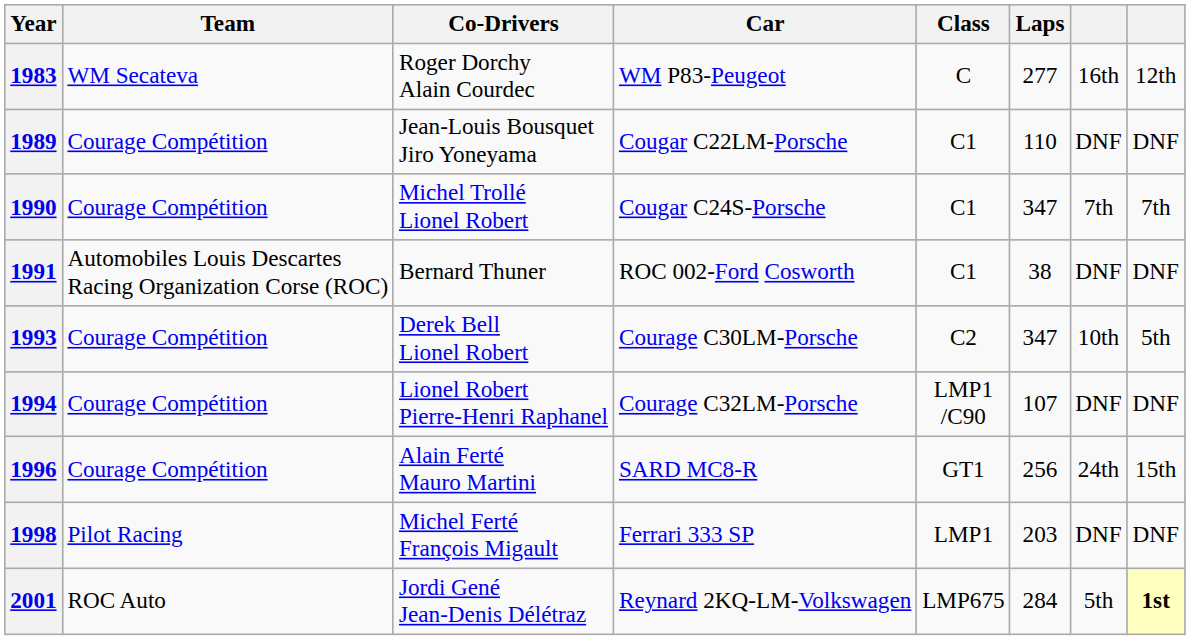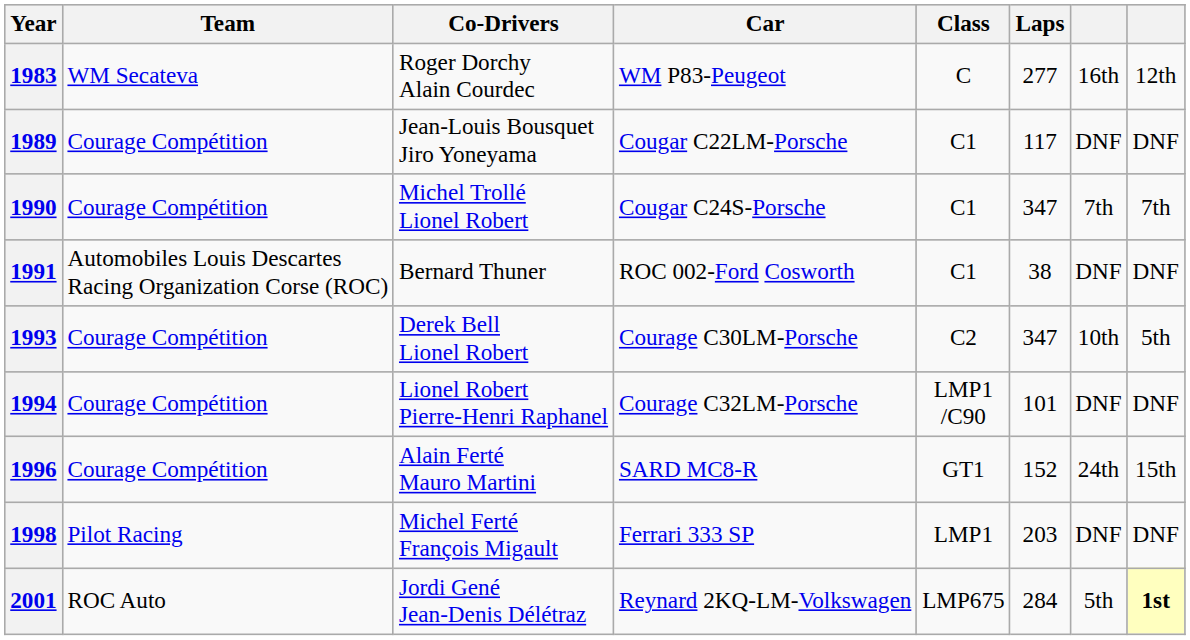(1040, 141) 110 -> (1040, 141) 117
(1040, 403) 107 -> (1040, 403) 101
(1040, 469) 256 -> (1040, 469) 152
